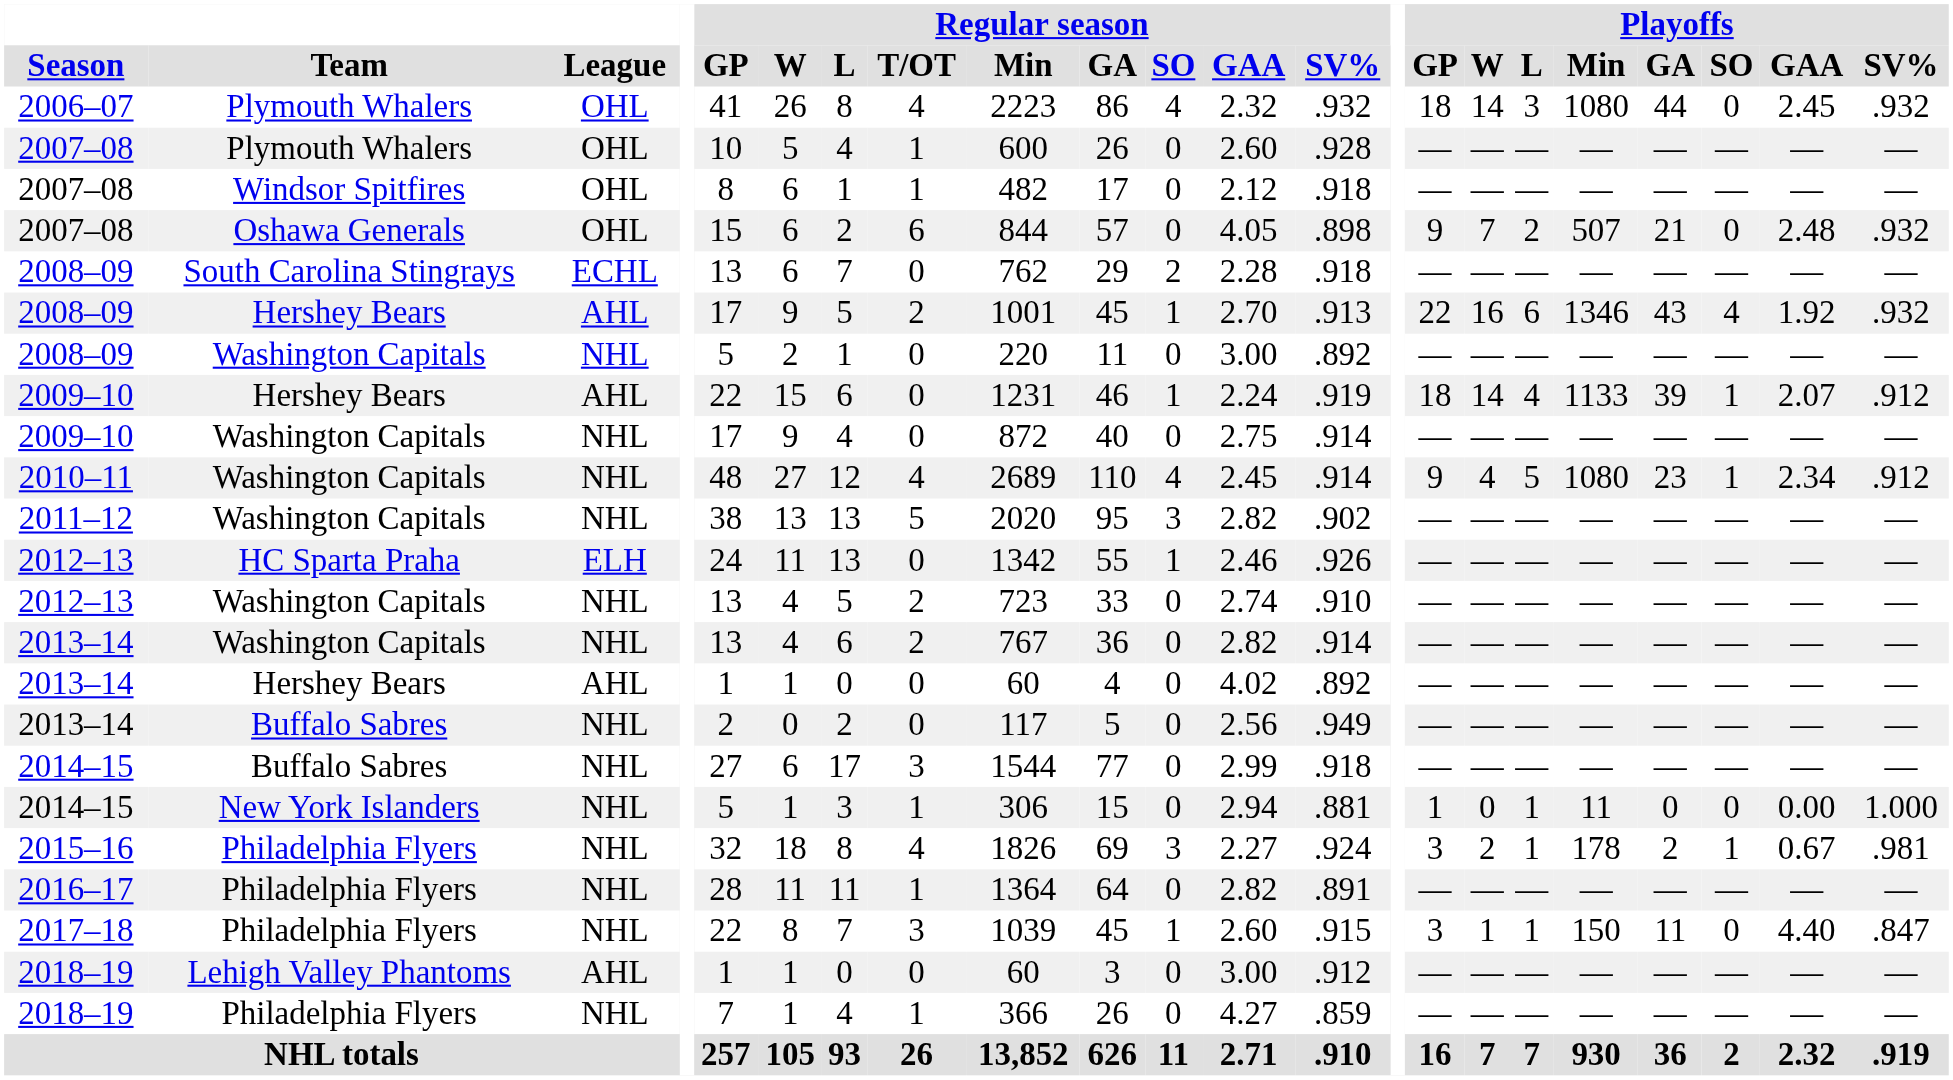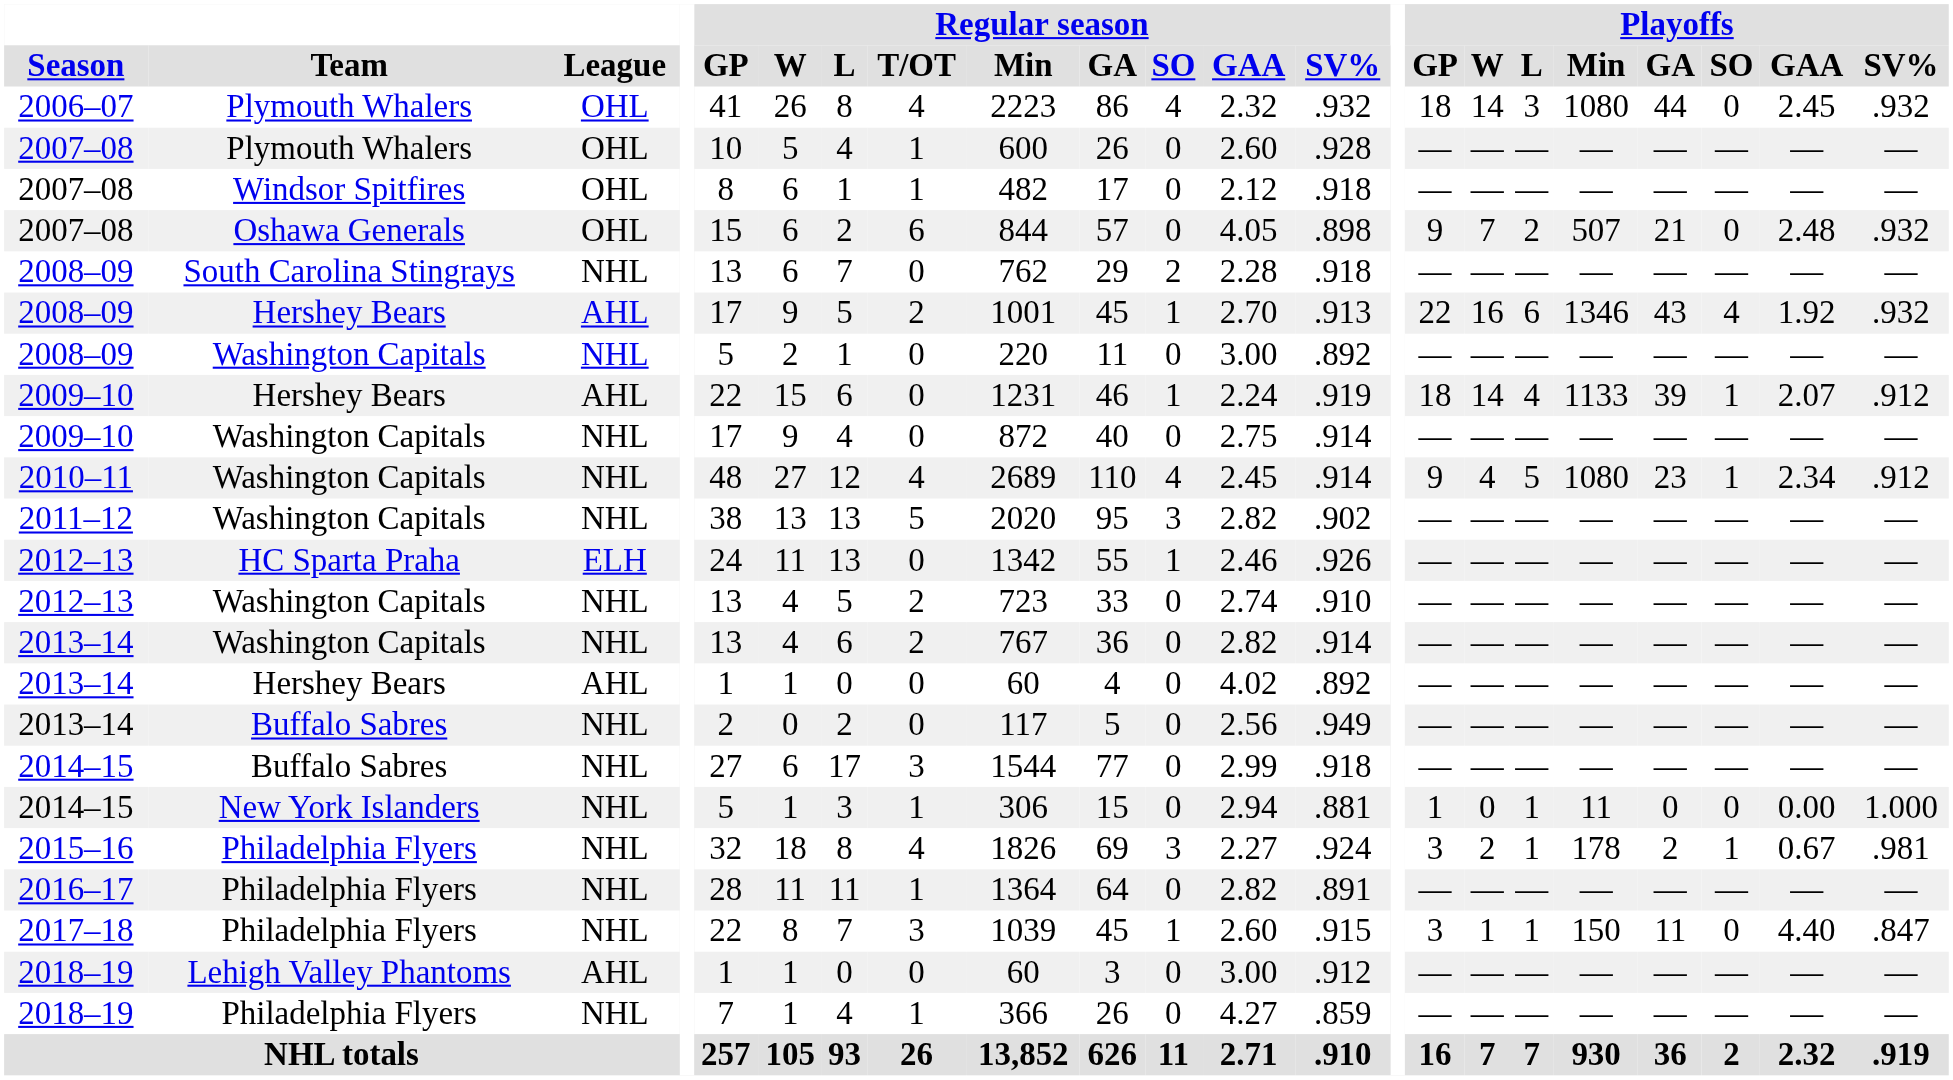(615, 271) ECHL -> (615, 271) NHL
